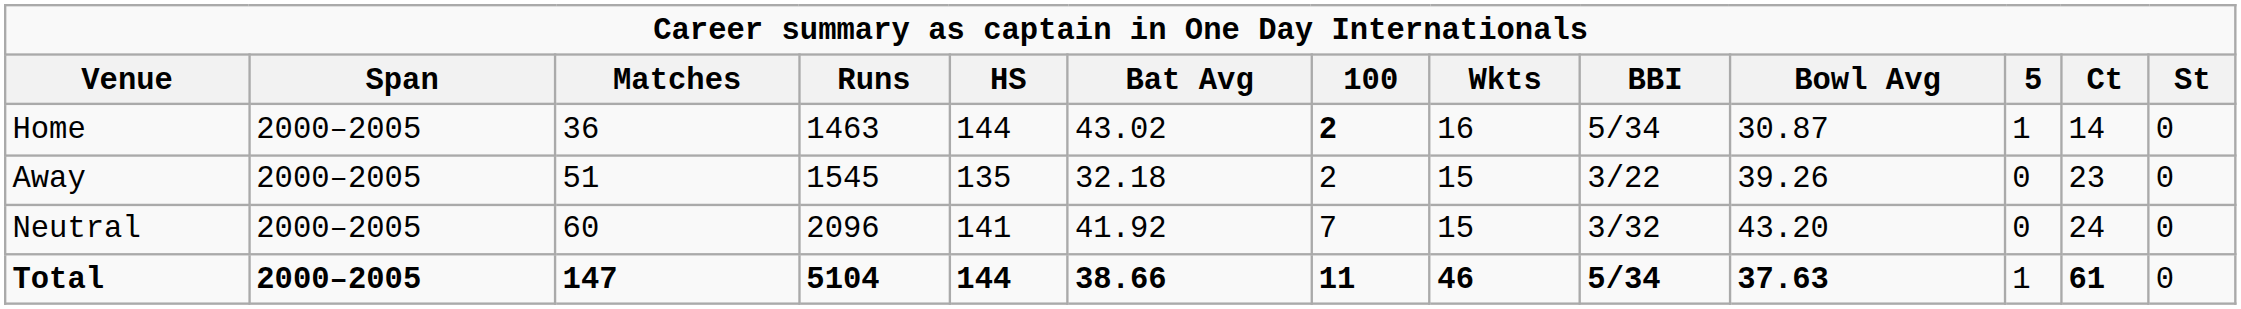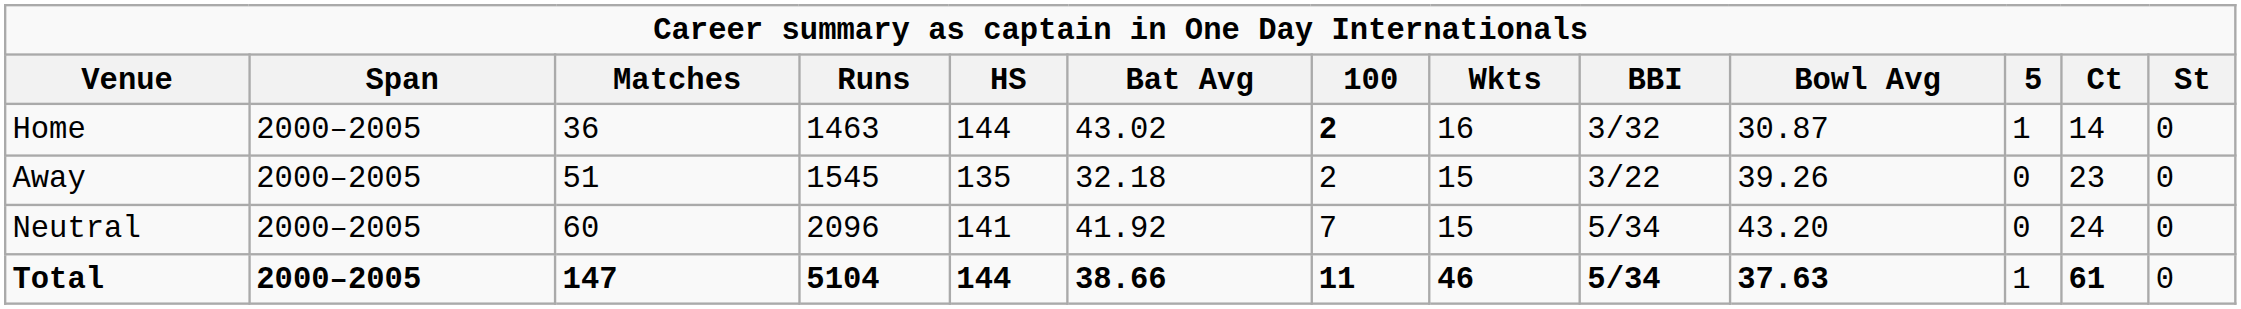(1624, 130) 5/34 -> (1624, 130) 3/32
(1624, 229) 3/32 -> (1624, 229) 5/34
